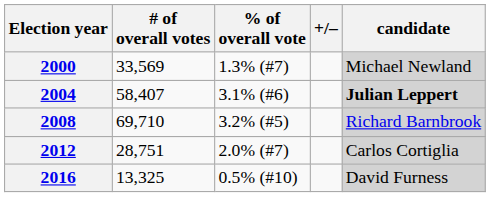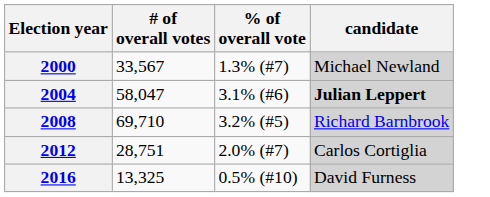- column: (326, 28)
(140, 66) 33,569 -> (140, 66) 33,567
(140, 94) 58,407 -> (140, 94) 58,047
